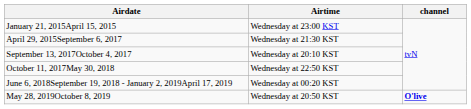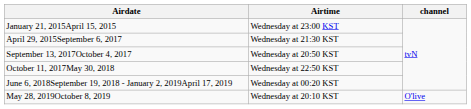(295, 54) Wednesday at 20:10 KST -> (295, 54) Wednesday at 20:50 KST
(295, 97) Wednesday at 20:50 KST -> (295, 97) Wednesday at 20:10 KST
(415, 97) bold -> (415, 97) normal
